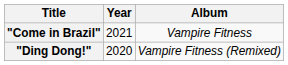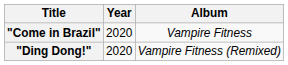(119, 32) 2021 -> (119, 32) 2020
